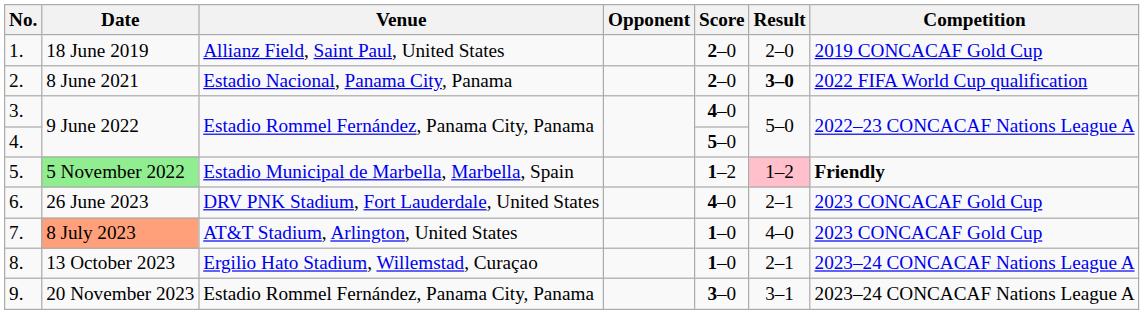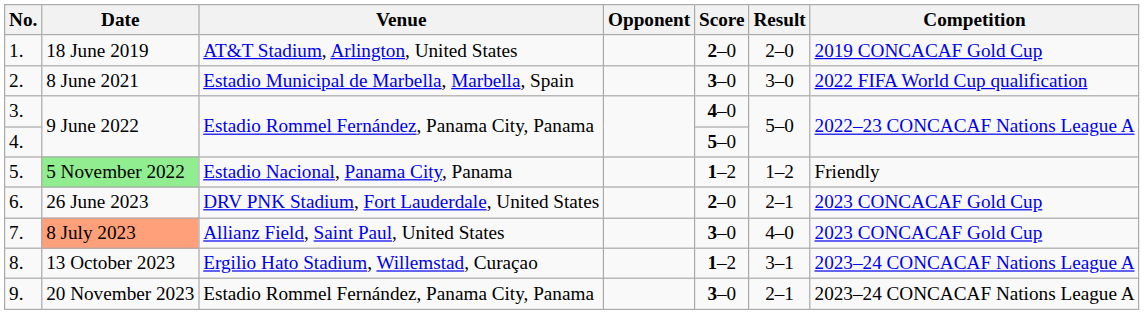(354, 50) Allianz Field, Saint Paul, United States -> (360, 50) AT&T Stadium, Arlington, United States
(358, 80) Estadio Nacional, Panama City, Panama -> (389, 80) Estadio Municipal de Marbella, Marbella, Spain
(722, 80) 2–0 -> (722, 80) 3–0
(780, 80) bold -> (780, 80) normal
(389, 171) Estadio Municipal de Marbella, Marbella, Spain -> (358, 171) Estadio Nacional, Panama City, Panama
(780, 171) pink background -> (780, 171) no background
(850, 171) bold -> (847, 171) normal
(722, 202) 4–0 -> (722, 202) 2–0
(360, 232) AT&T Stadium, Arlington, United States -> (354, 232) Allianz Field, Saint Paul, United States
(722, 232) 1–0 -> (722, 232) 3–0
(722, 263) 1–0 -> (722, 263) 1–2
(780, 263) 2–1 -> (780, 263) 3–1
(780, 293) 3–1 -> (780, 293) 2–1
